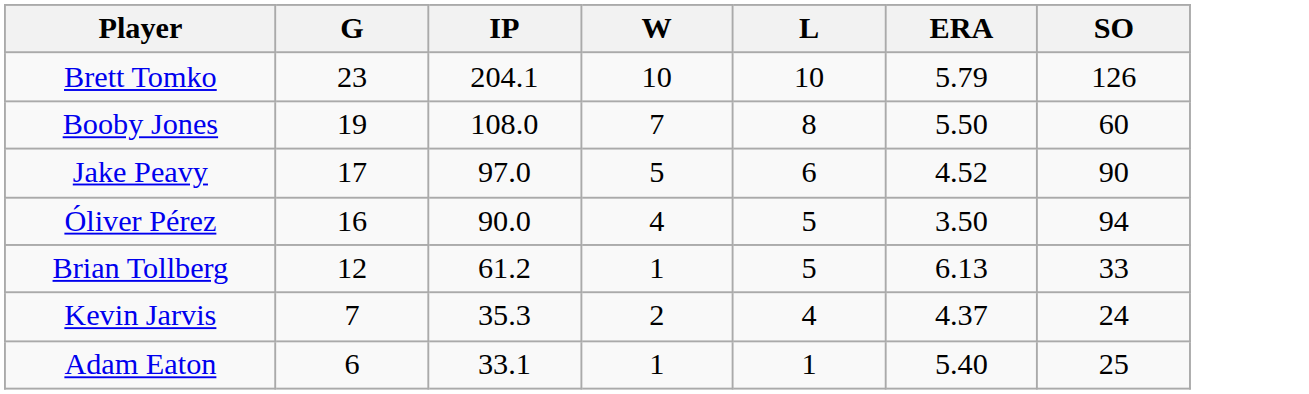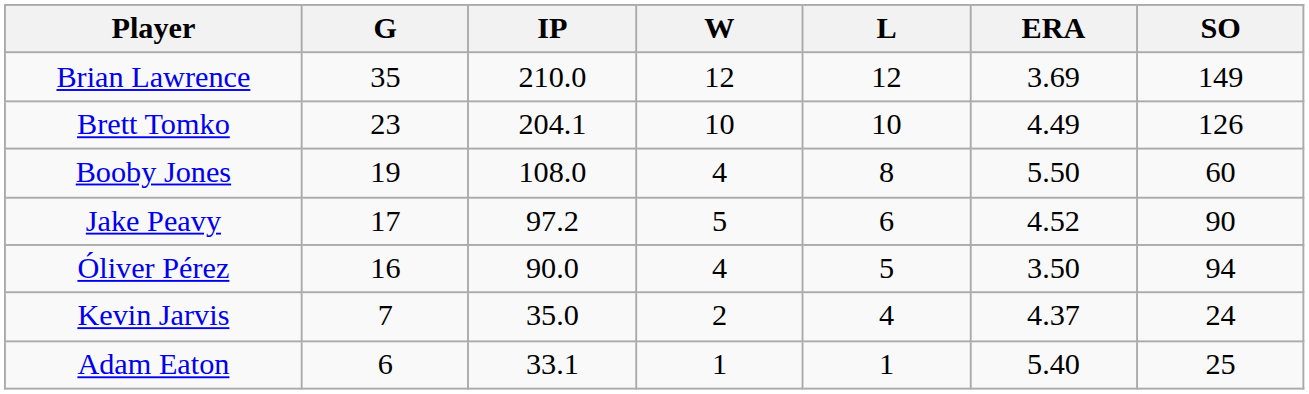+ row: (153, 76)
(961, 76) 5.79 -> (1054, 124) 4.49
(657, 124) 7 -> (719, 172) 4
(504, 172) 97.0 -> (552, 220) 97.2
- row: (140, 268)
(504, 316) 35.3 -> (552, 316) 35.0
